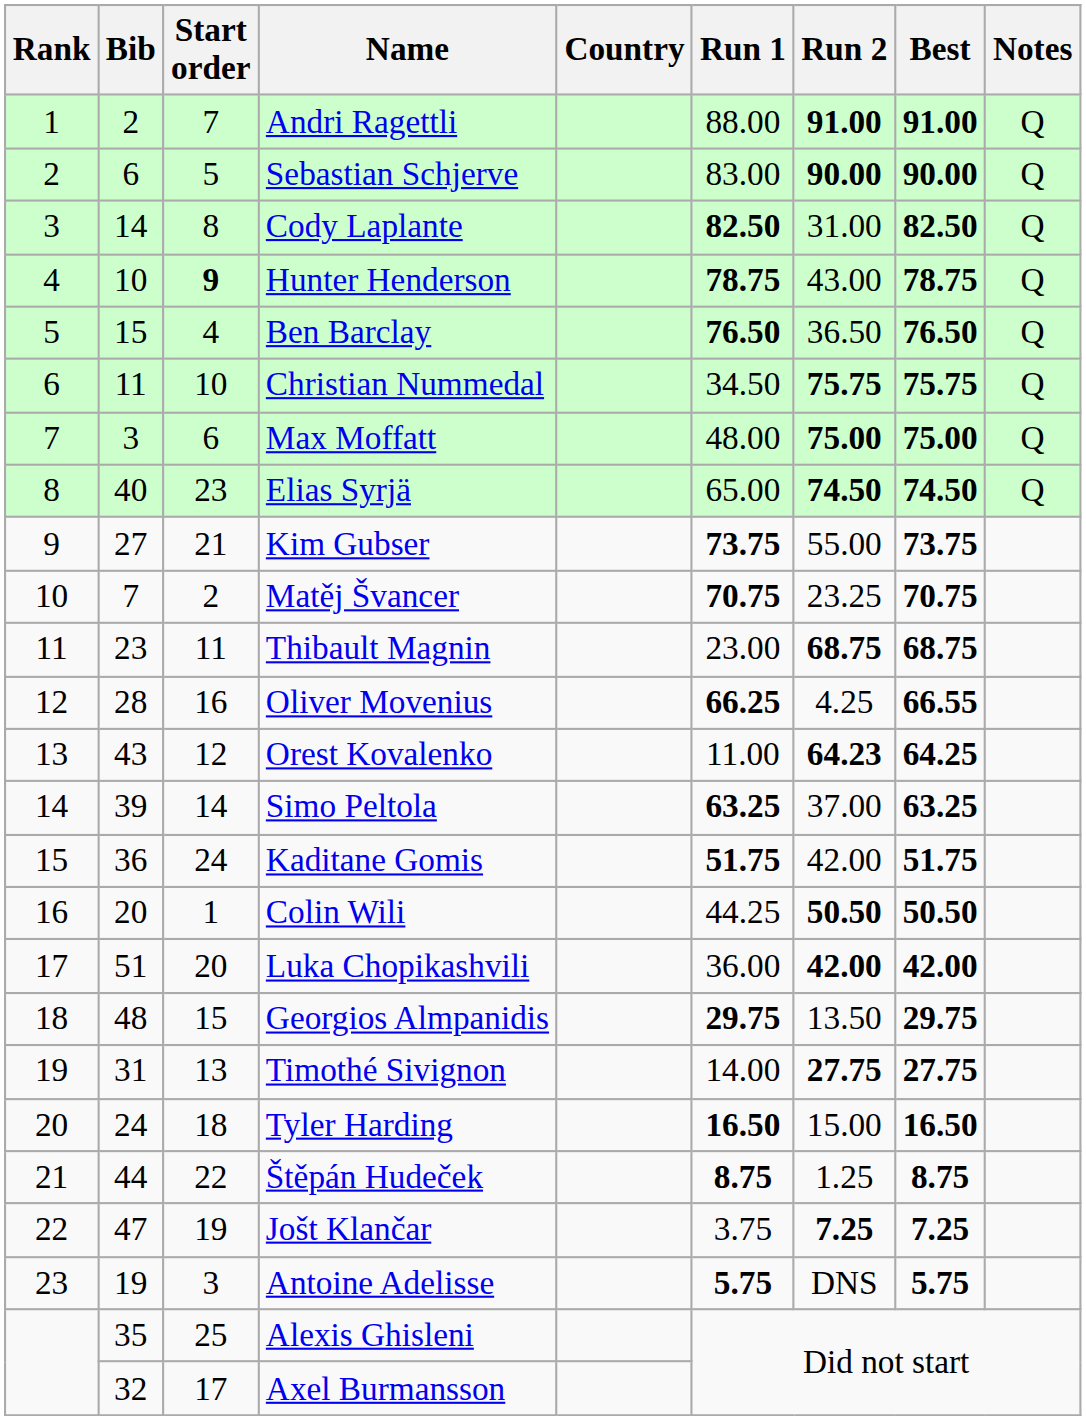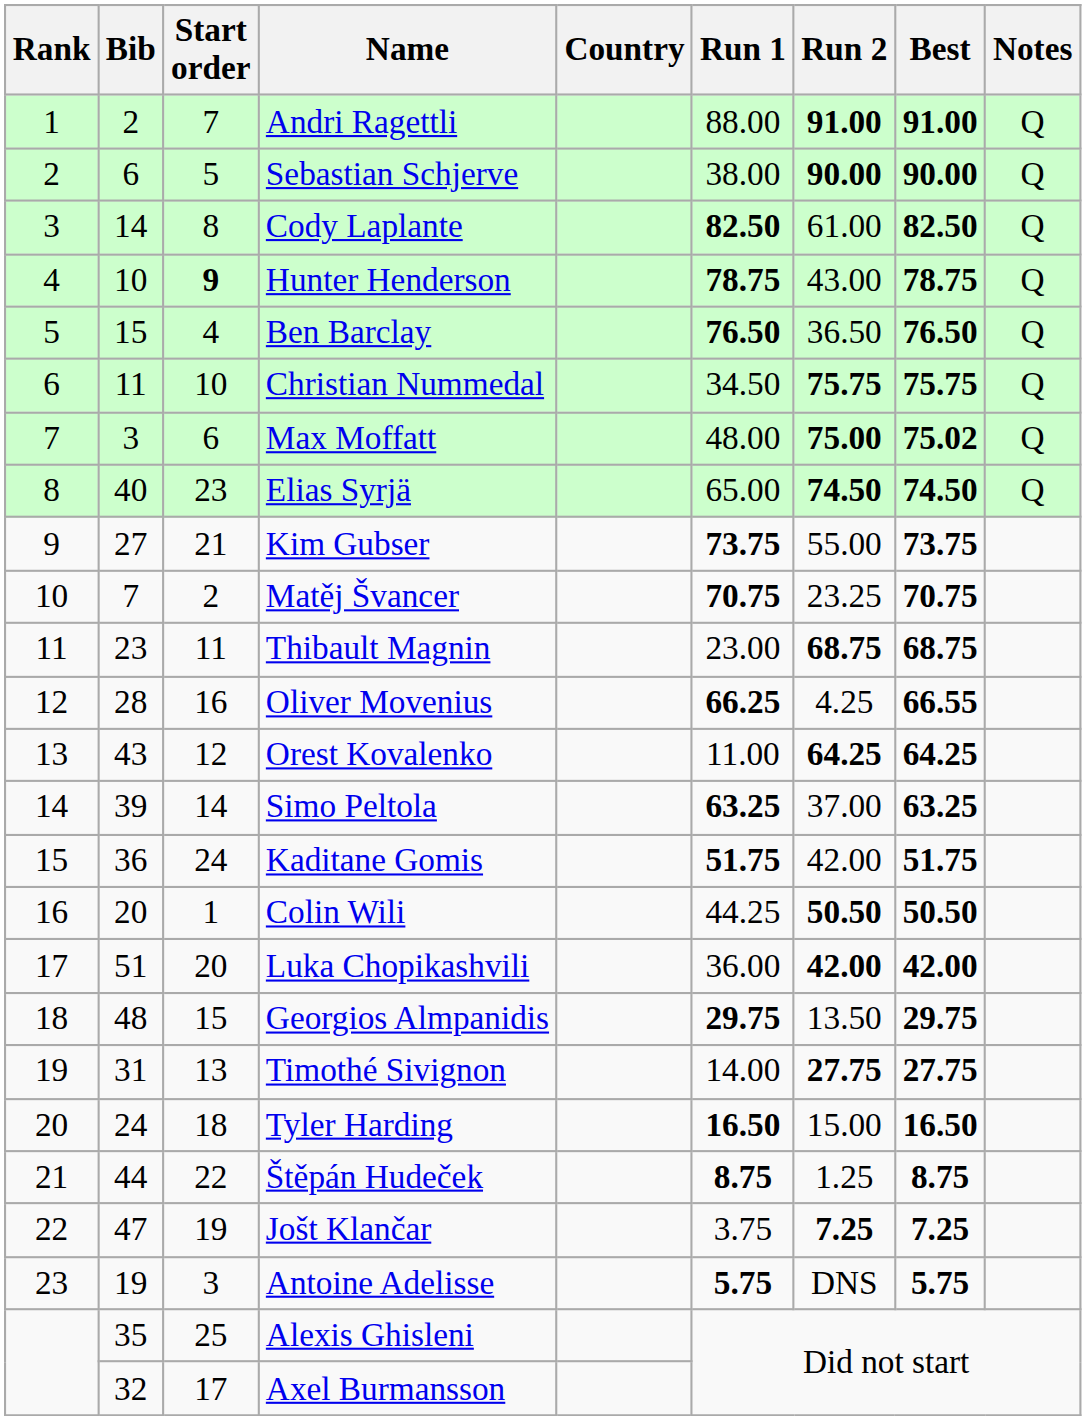(743, 173) 83.00 -> (743, 173) 38.00
(844, 226) 31.00 -> (844, 226) 61.00
(940, 437) 75.00 -> (940, 437) 75.02
(844, 754) 64.23 -> (844, 754) 64.25
